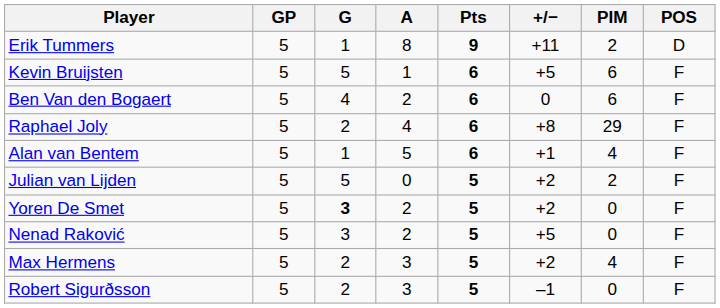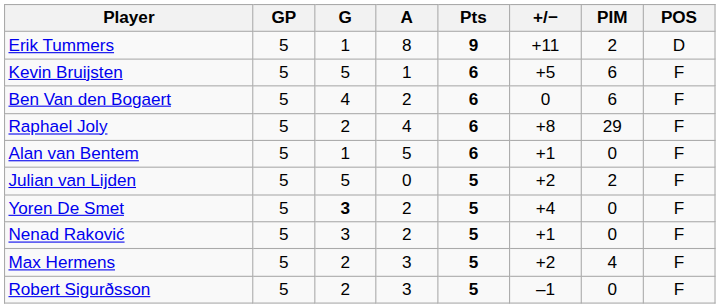(612, 153) 4 -> (612, 153) 0
(545, 208) +2 -> (545, 208) +4
(545, 235) +5 -> (545, 235) +1
